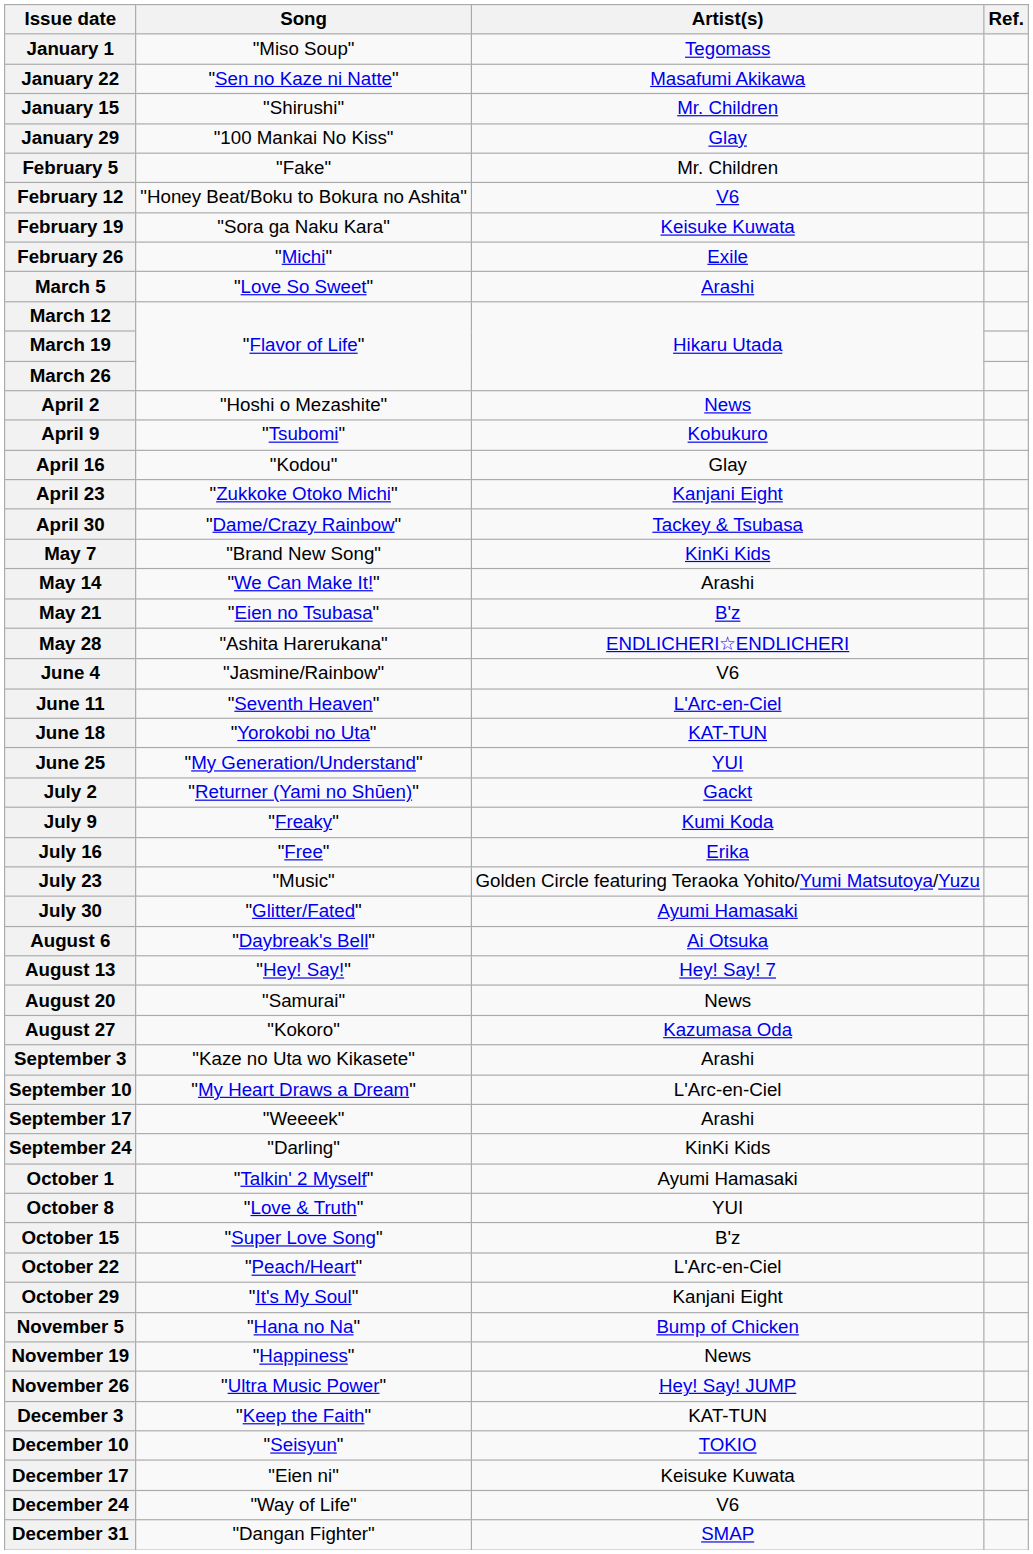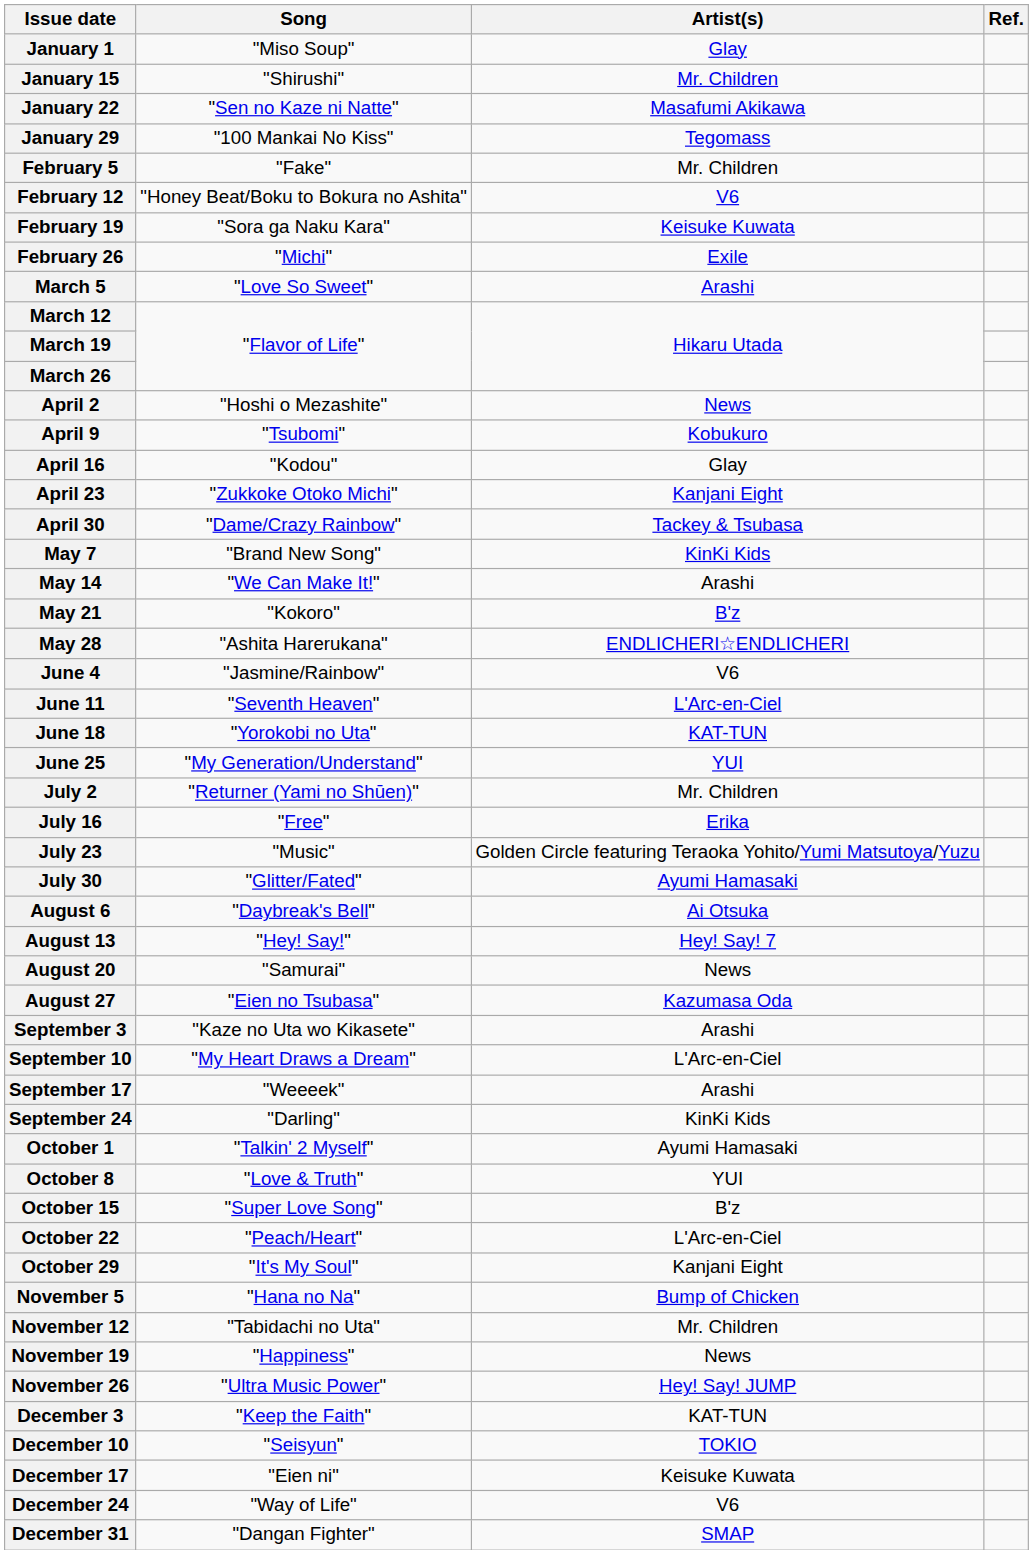(728, 49) Tegomass -> (728, 49) Glay
rows swapped: (70, 108) <-> (70, 78)
(728, 138) Glay -> (728, 138) Tegomass
(304, 613) "Eien no Tsubasa" -> (304, 613) "Kokoro"
(728, 792) Gackt -> (728, 792) Mr. Children
- row: (70, 822)
(304, 1029) "Kokoro" -> (304, 1000) "Eien no Tsubasa"
+ row: (70, 1326)
